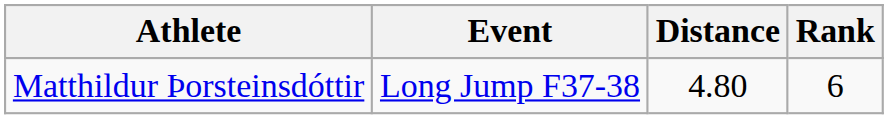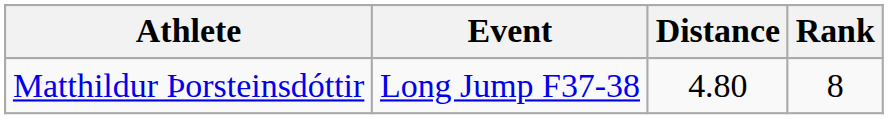(835, 85) 6 -> (835, 85) 8
